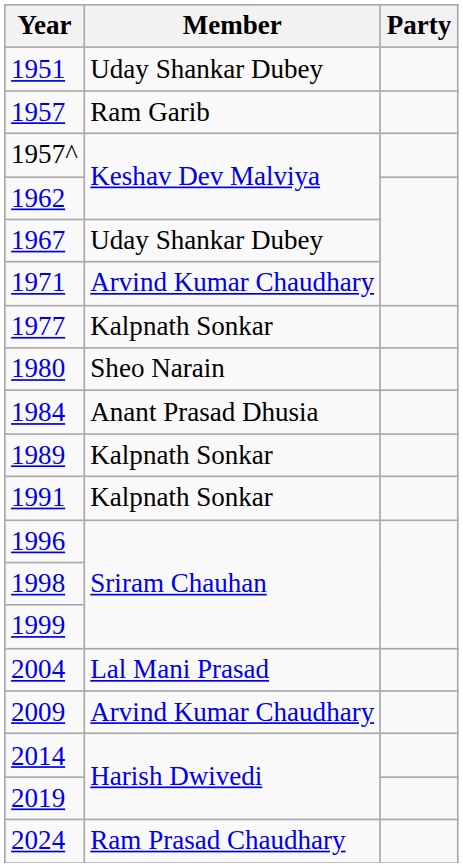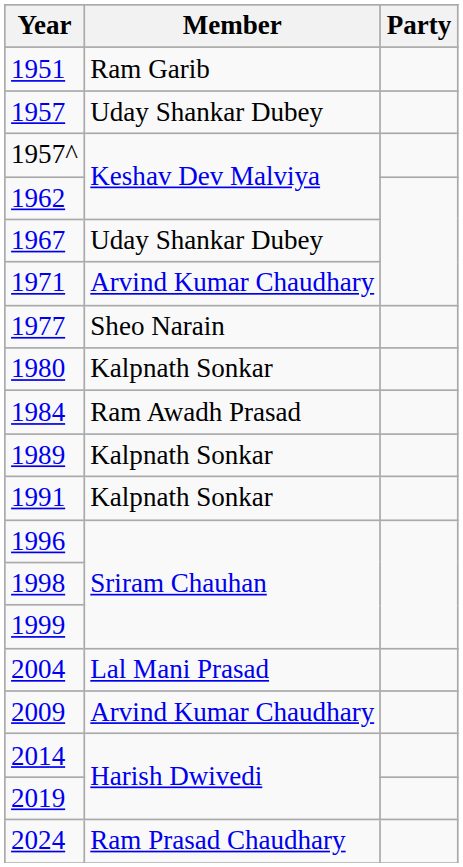(207, 68) Uday Shankar Dubey -> (150, 68) Ram Garib
(150, 111) Ram Garib -> (207, 111) Uday Shankar Dubey
(182, 326) Kalpnath Sonkar -> (158, 326) Sheo Narain
(158, 369) Sheo Narain -> (182, 369) Kalpnath Sonkar
(204, 411) Anant Prasad Dhusia -> (196, 411) Ram Awadh Prasad
